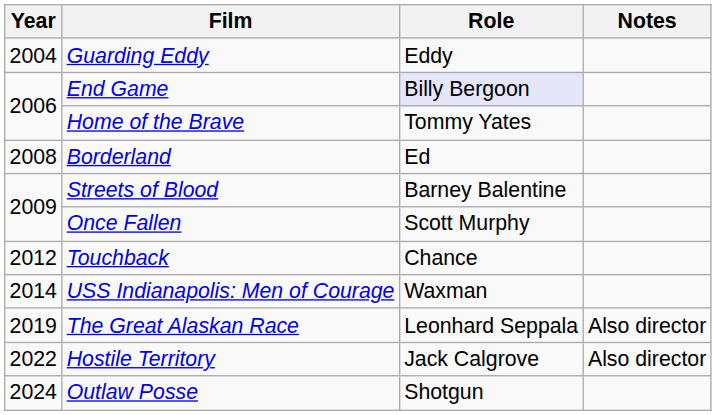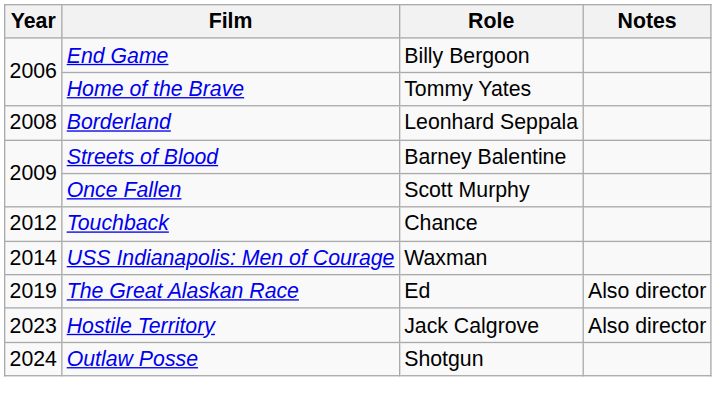- row: (138, 55)
(467, 88) lavender background -> (467, 55) no background
(417, 156) Ed -> (491, 122) Leonhard Seppala
(491, 325) Leonhard Seppala -> (417, 291) Ed
(33, 358) 2022 -> (33, 325) 2023
